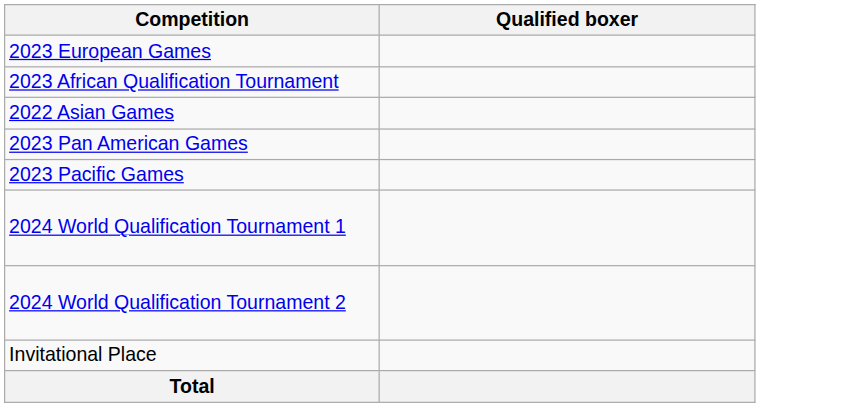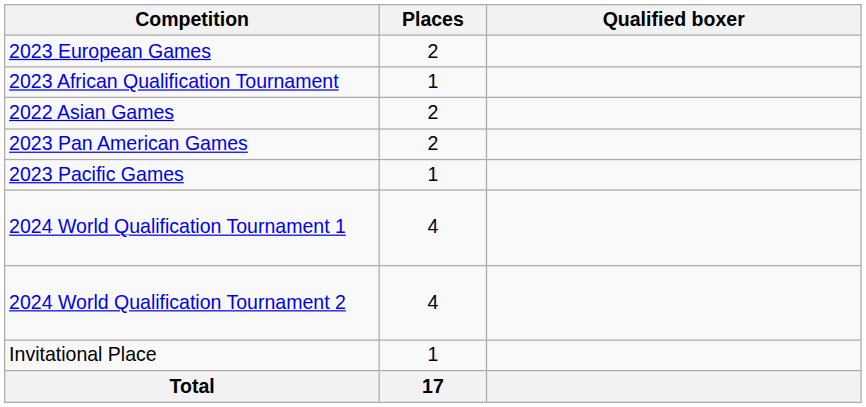+ column: (433, 19)
